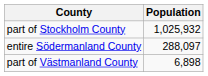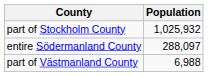(187, 63) 6,898 -> (187, 63) 6,988
